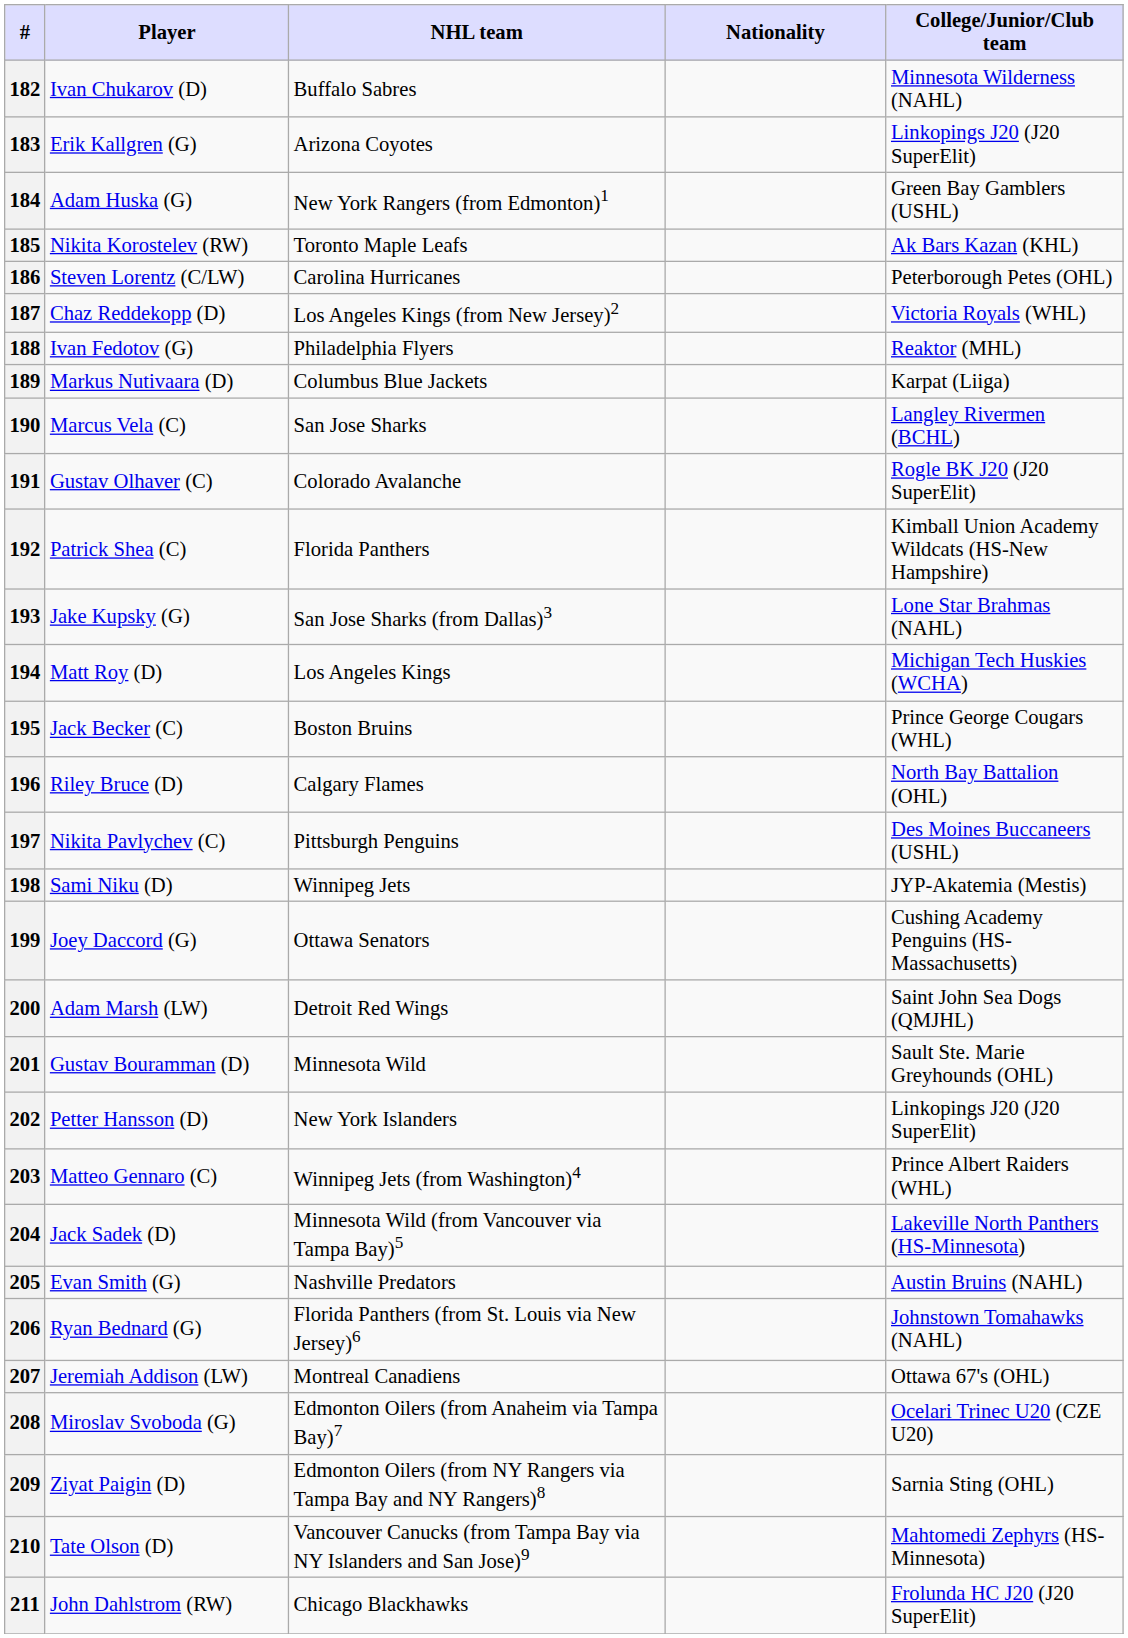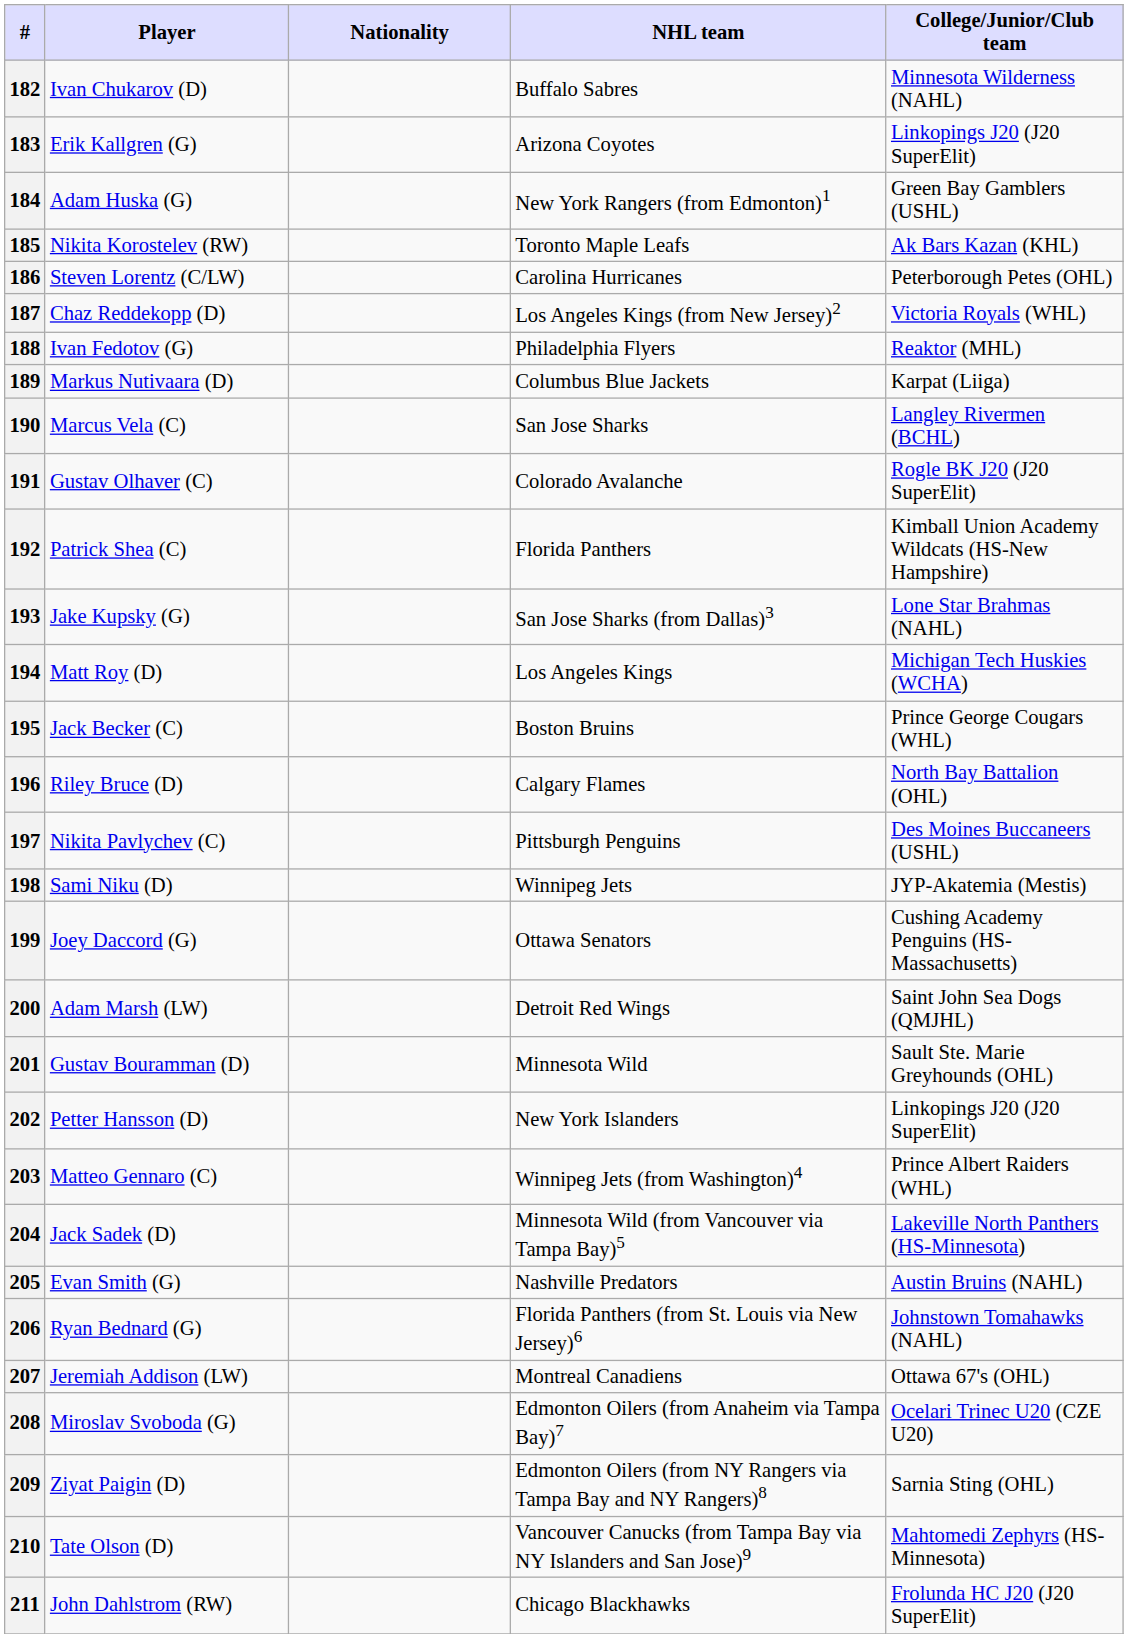columns swapped: (775, 32) <-> (477, 32)
